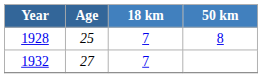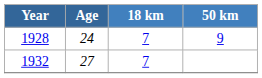(87, 38) 25 -> (87, 38) 24
(220, 38) 8 -> (220, 38) 9
